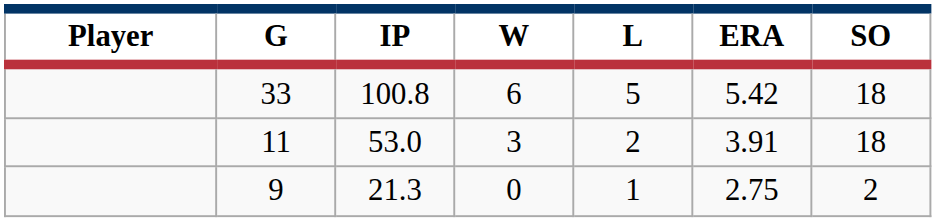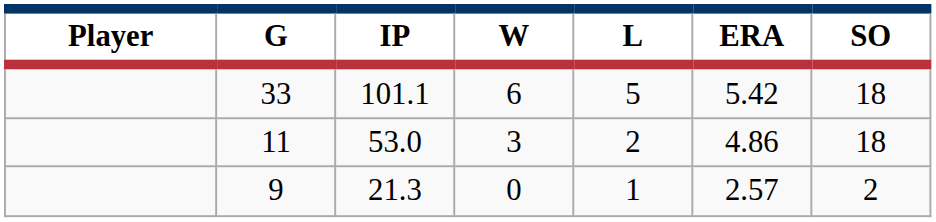(395, 92) 100.8 -> (395, 92) 101.1
(752, 141) 3.91 -> (752, 141) 4.86
(752, 190) 2.75 -> (752, 190) 2.57
